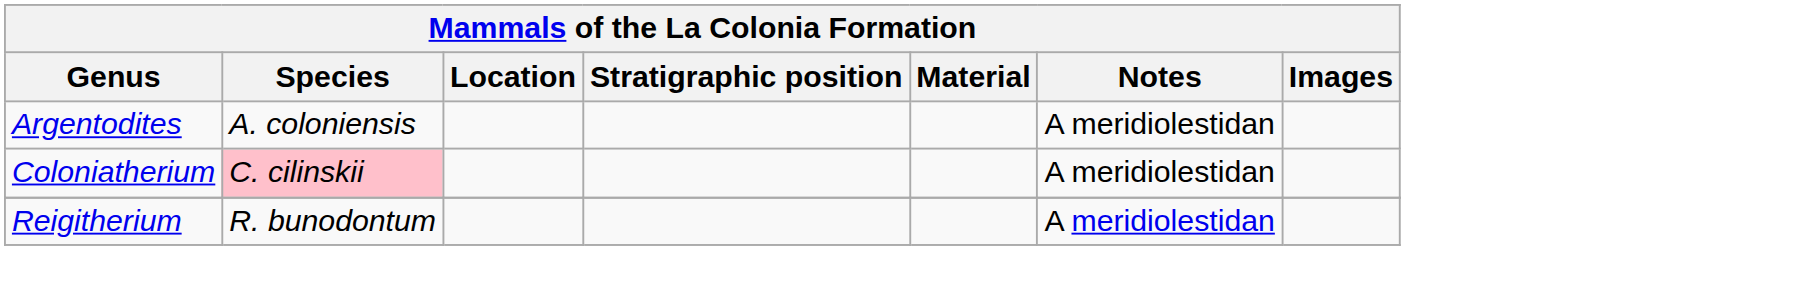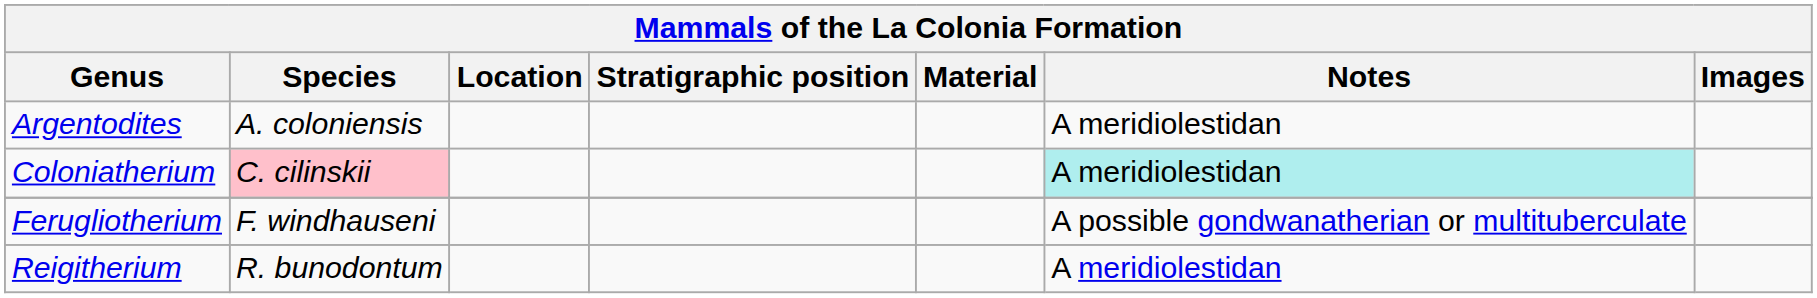(1160, 172) no background -> (1166, 172) paleturquoise background
+ row: (117, 220)
